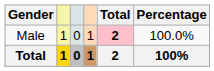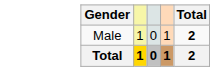- column: (172, 15)
(115, 35) pink background -> (192, 35) no background
